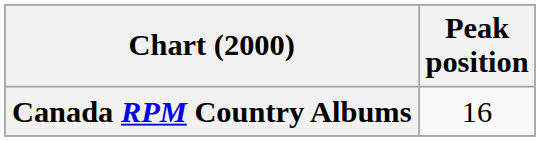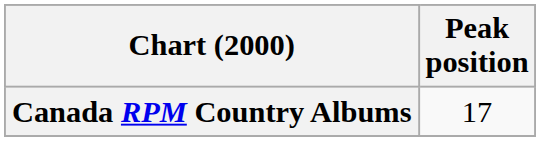(477, 111) 16 -> (477, 111) 17
